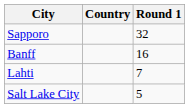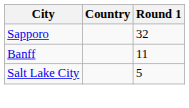(142, 53) 16 -> (142, 53) 11
- row: (20, 73)
